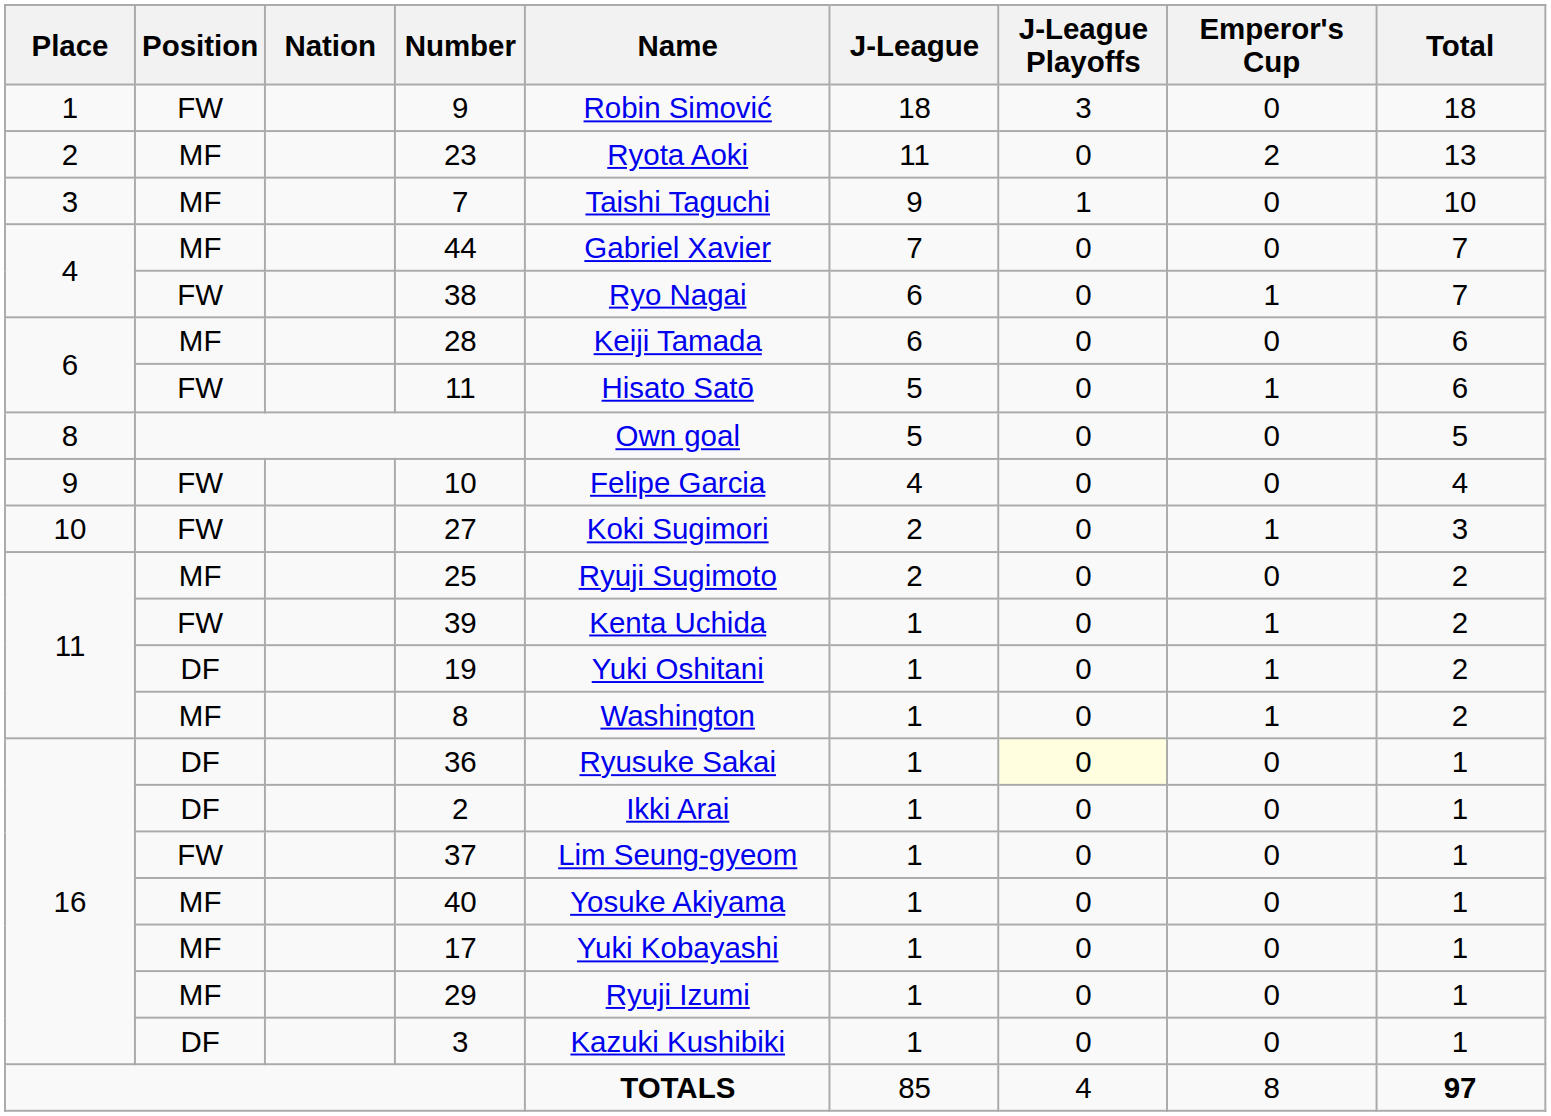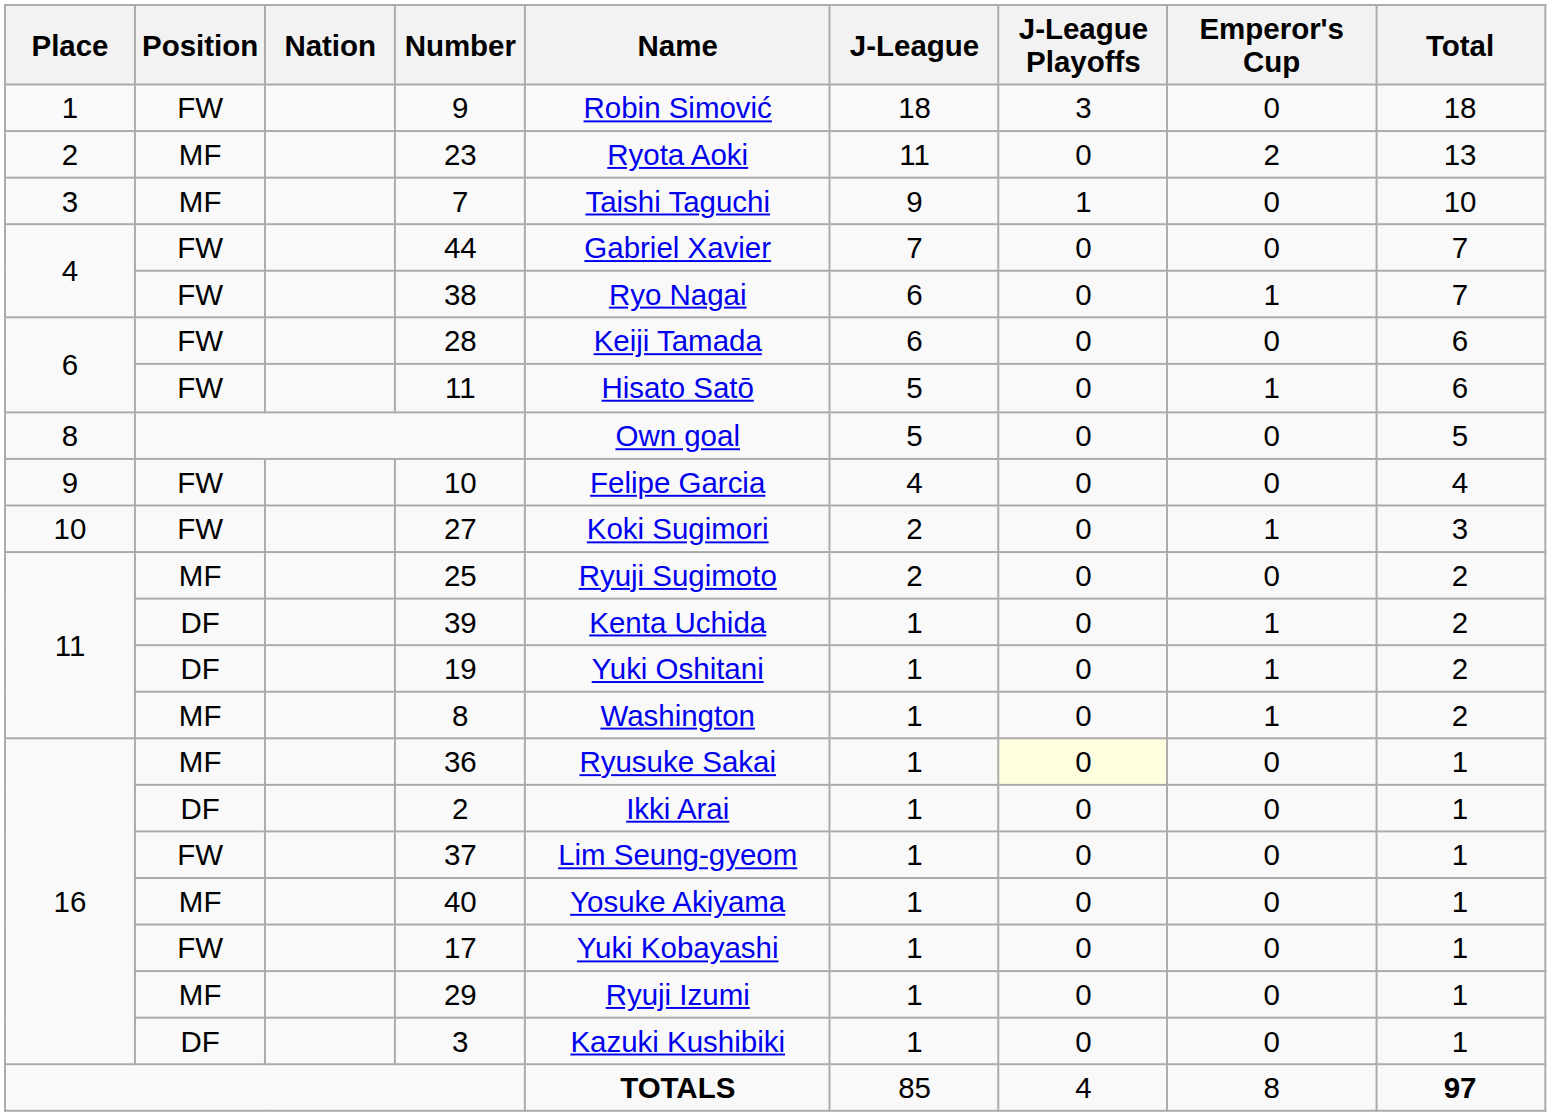(200, 248) MF -> (200, 248) FW
(200, 342) MF -> (200, 342) FW
(200, 622) FW -> (200, 622) DF
(200, 762) DF -> (200, 762) MF
(200, 948) MF -> (200, 948) FW
